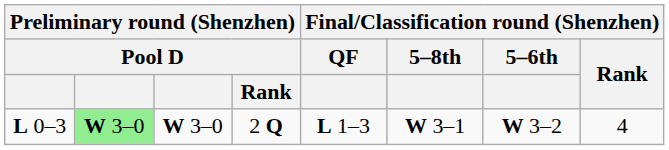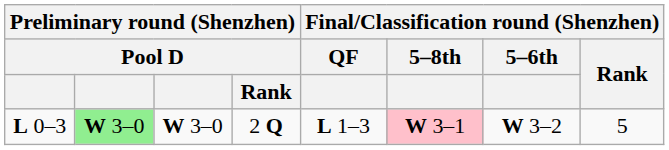(435, 126) no background -> (435, 126) pink background
(622, 126) 4 -> (622, 126) 5
